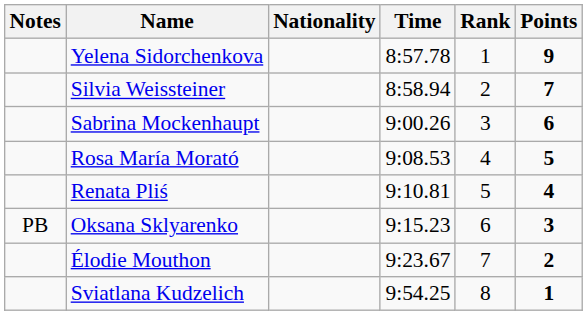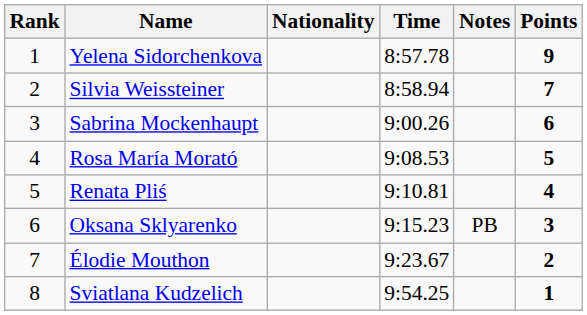columns swapped: (485, 21) <-> (35, 21)
